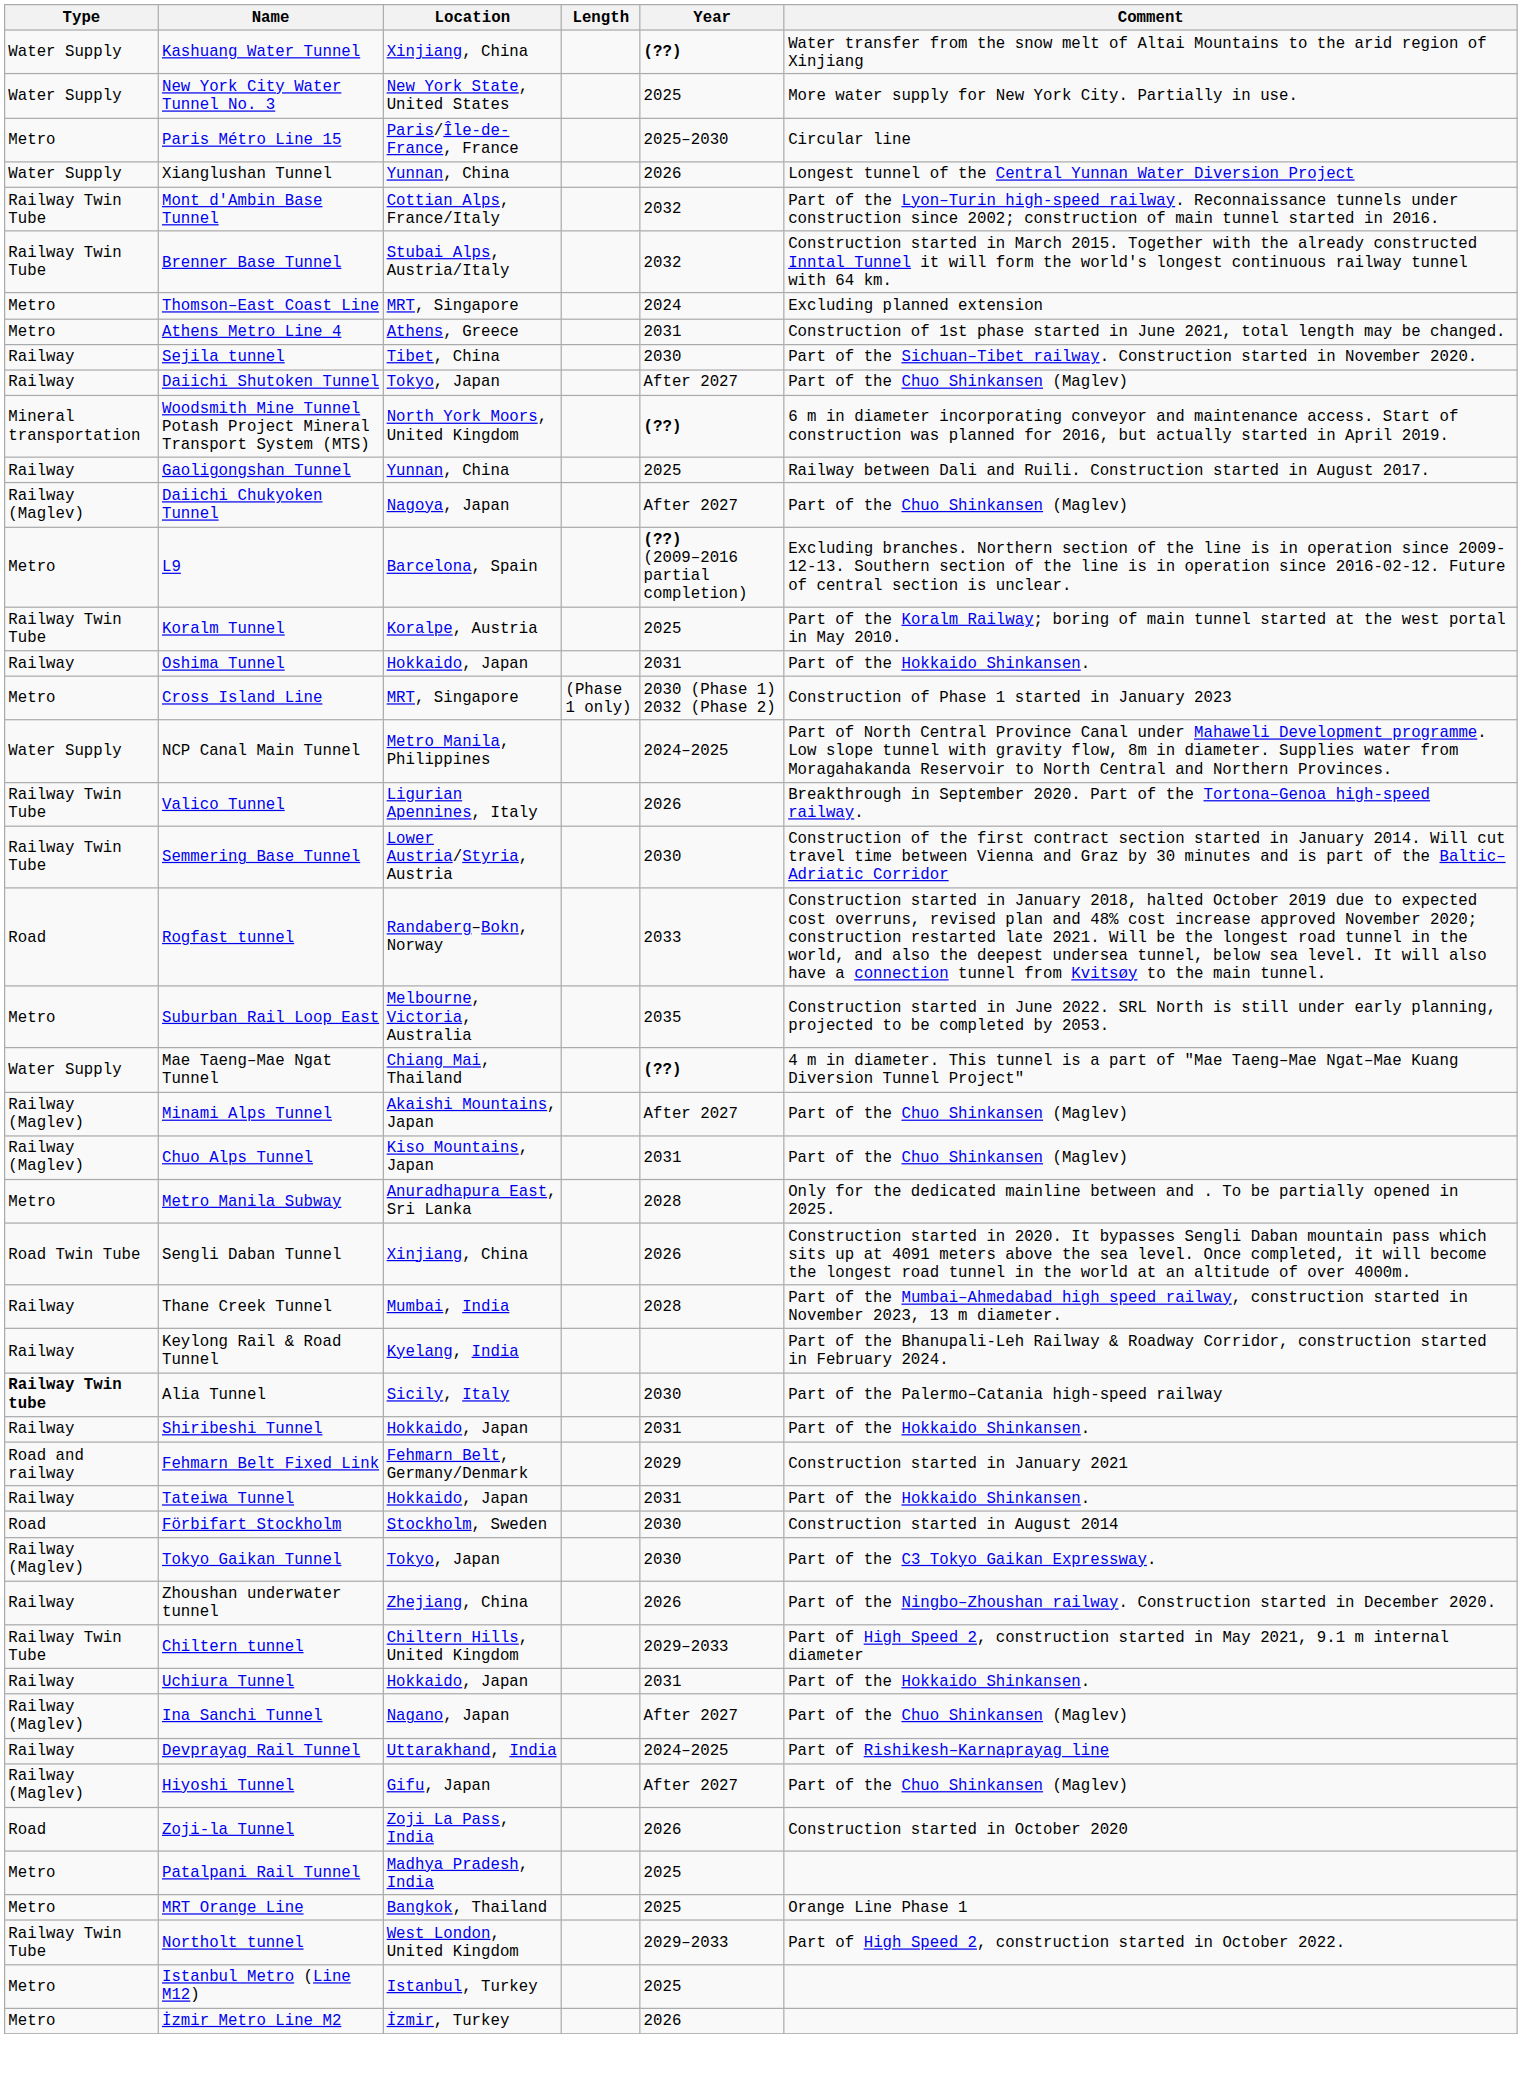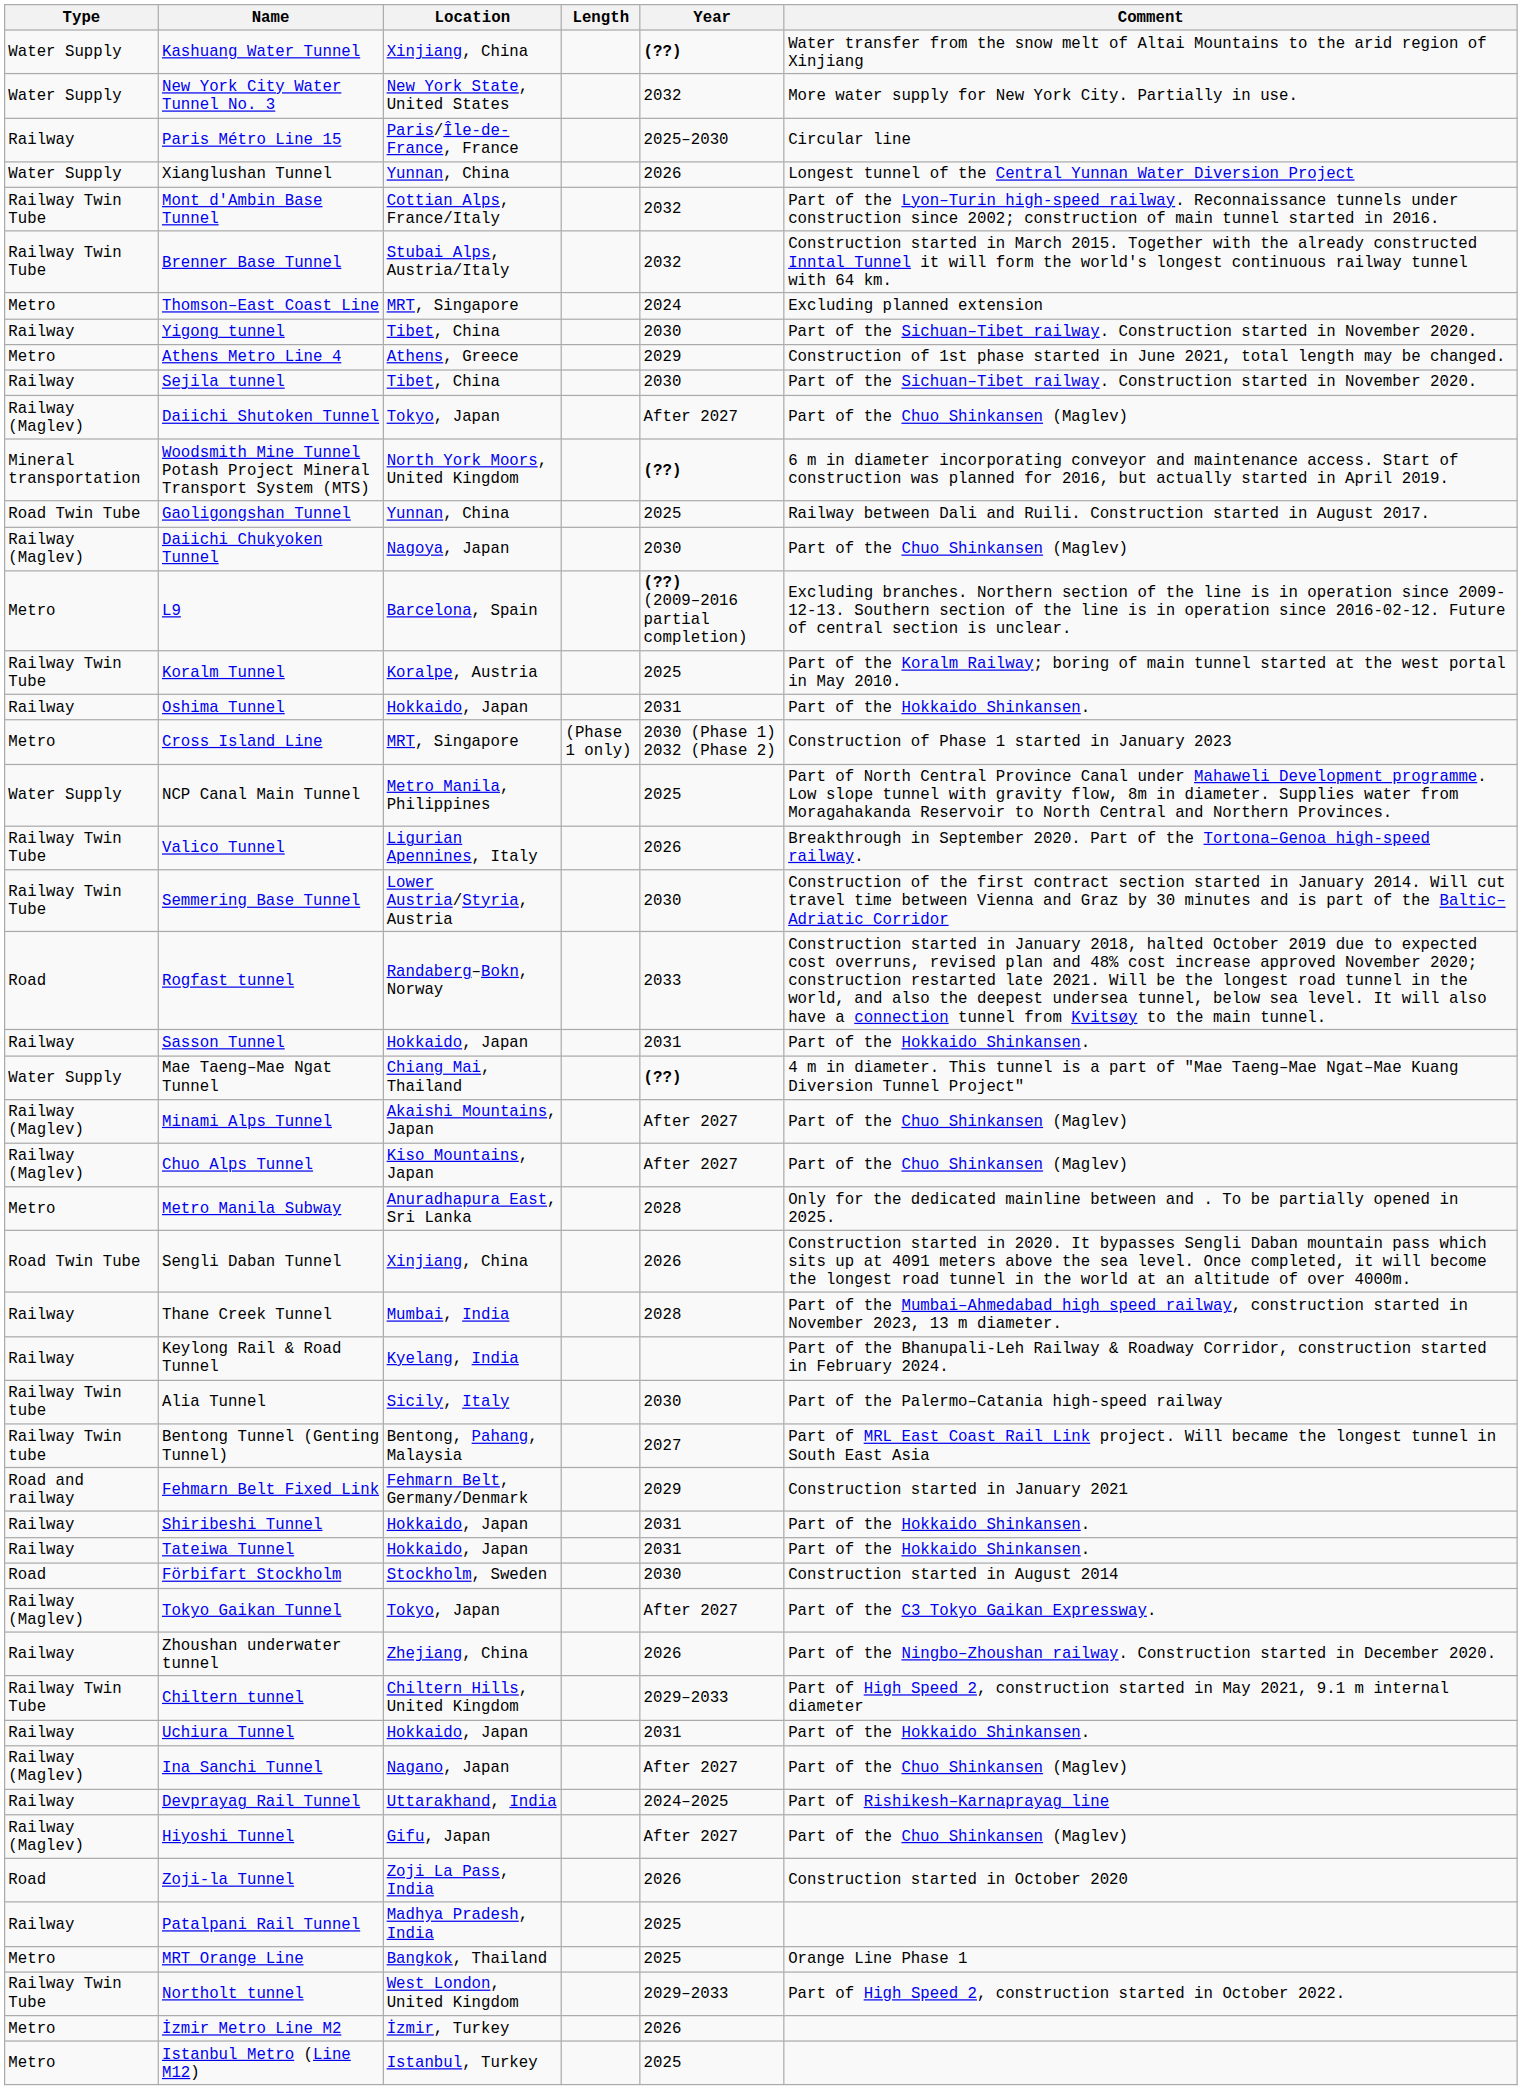(662, 96) 2025 -> (662, 96) 2032
(32, 140) Metro -> (41, 140) Railway
+ row: (223, 331)
(662, 331) 2031 -> (662, 357) 2029
(41, 383) Railway -> (46, 417) Railway (Maglev)
(41, 470) Railway -> (74, 514) Road Twin Tube
(691, 505) After 2027 -> (662, 549) 2030
(686, 751) 2024–2025 -> (662, 795) 2025
+ row: (223, 1043)
- row: (271, 1017)
(662, 1157) 2031 -> (691, 1165) After 2027
(65, 1395) bold -> (65, 1402) normal
+ row: (271, 1446)
rows swapped: (242, 1429) <-> (271, 1464)
(662, 1559) 2030 -> (691, 1610) After 2027
(32, 1873) Metro -> (41, 1924) Railway
rows swapped: (252, 2021) <-> (256, 1986)
